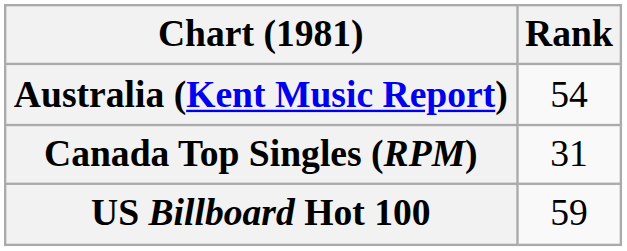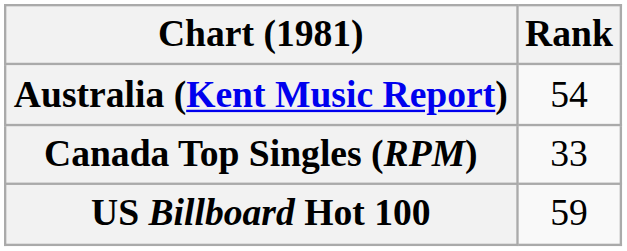(569, 153) 31 -> (569, 153) 33
